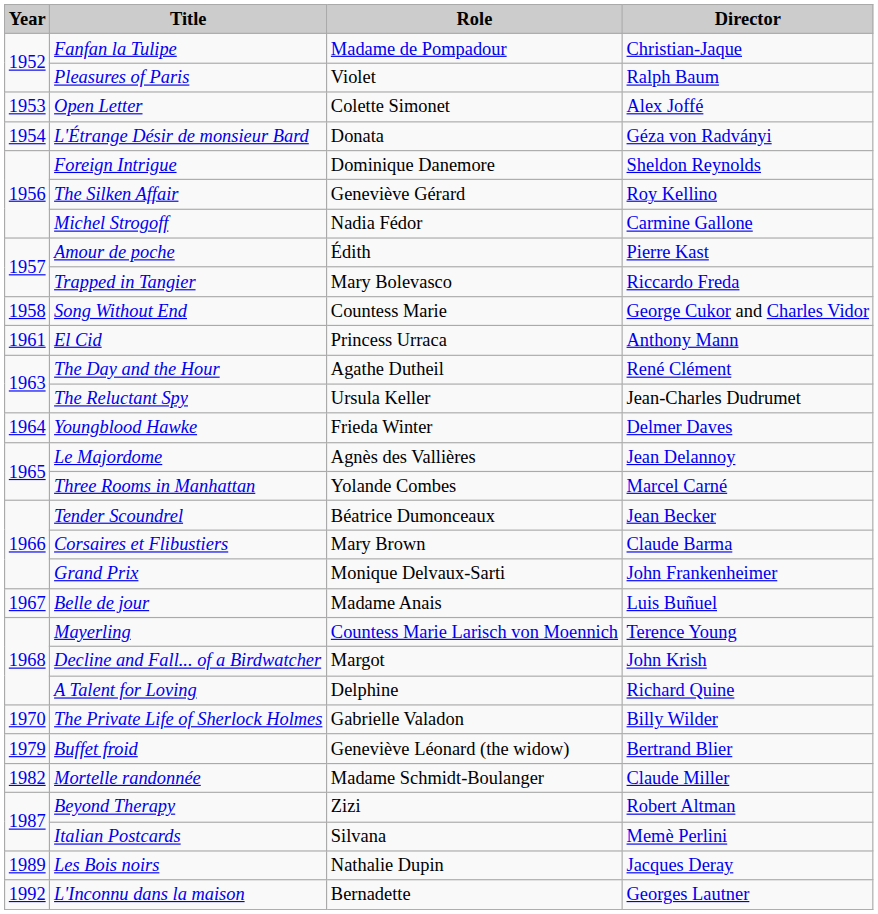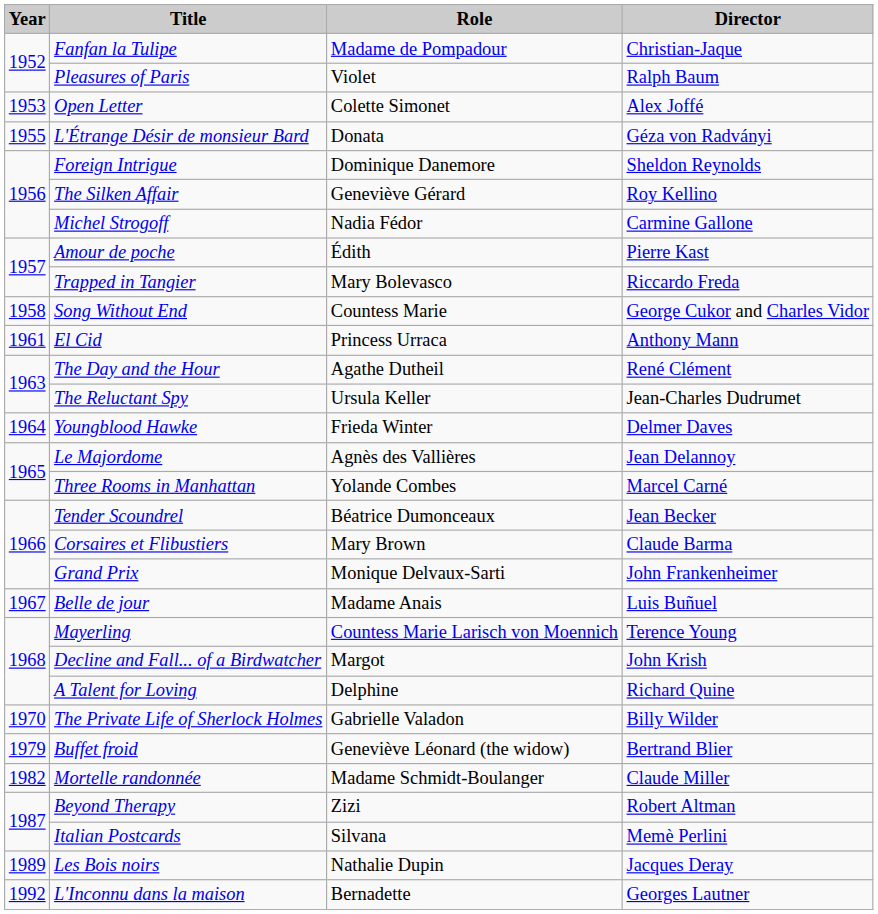(27, 135) 1954 -> (27, 135) 1955
